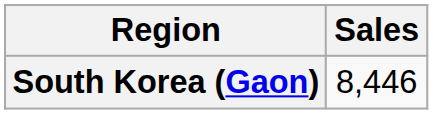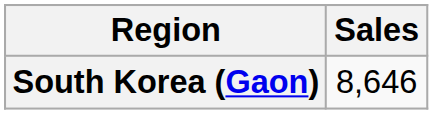(377, 81) 8,446 -> (377, 81) 8,646
